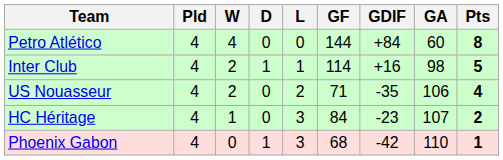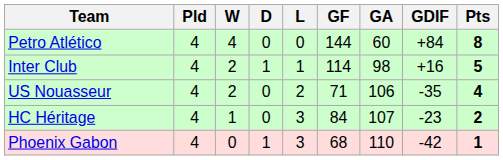columns swapped: (436, 17) <-> (387, 17)
